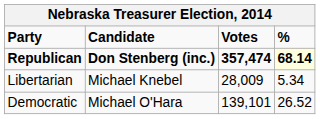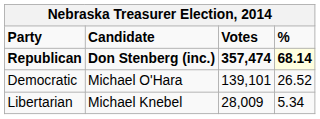rows swapped: (42, 102) <-> (40, 80)
